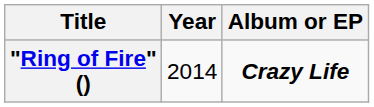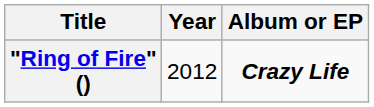(192, 70) 2014 -> (192, 70) 2012
